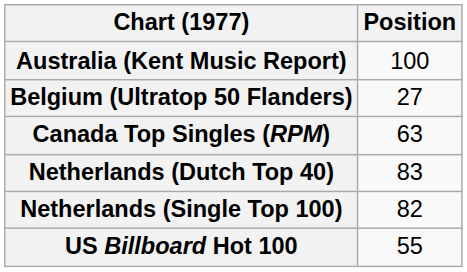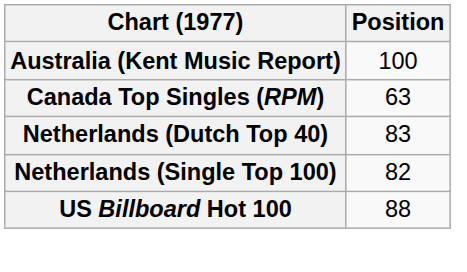- row: (181, 97)
(410, 246) 55 -> (398, 209) 88
